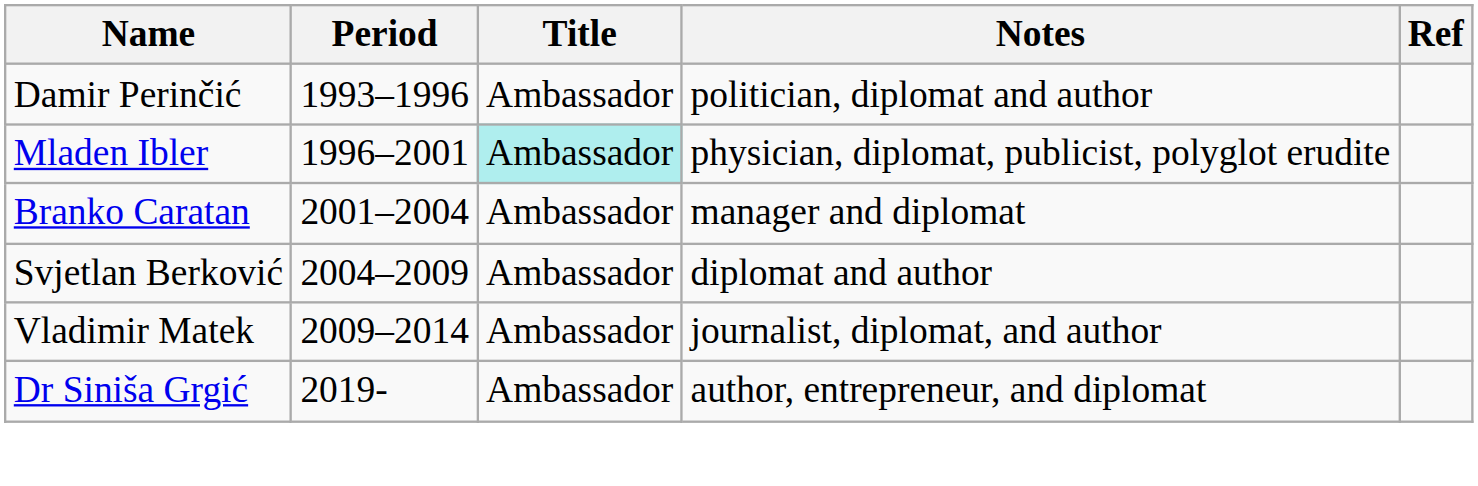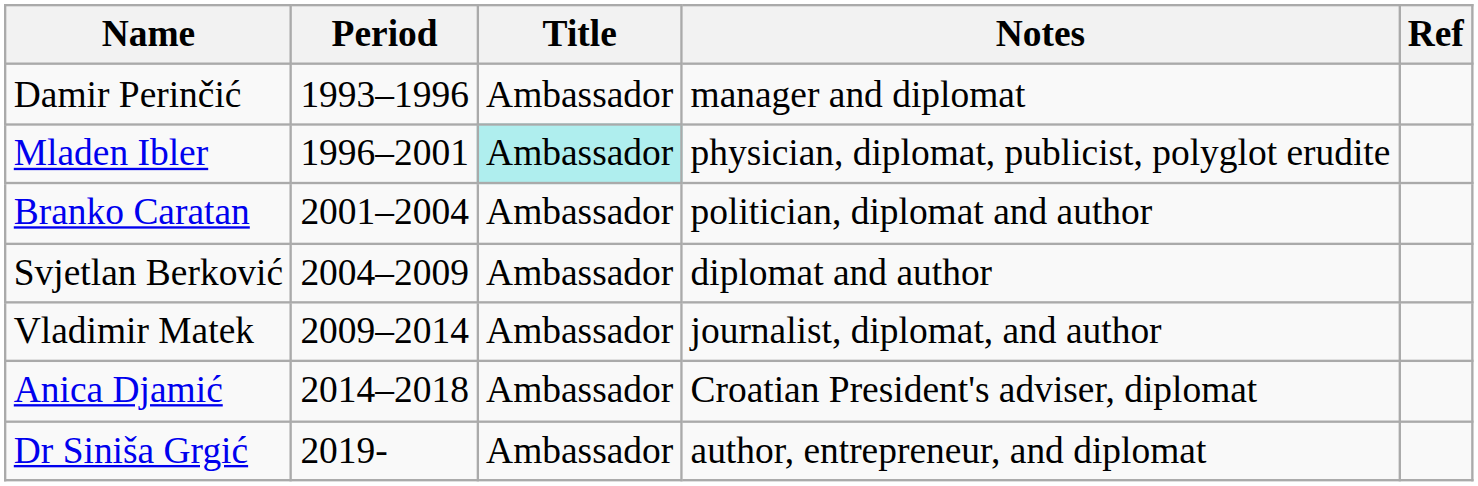(921, 93) politician, diplomat and author -> (858, 93) manager and diplomat
(858, 212) manager and diplomat -> (921, 212) politician, diplomat and author
+ row: (118, 390)
